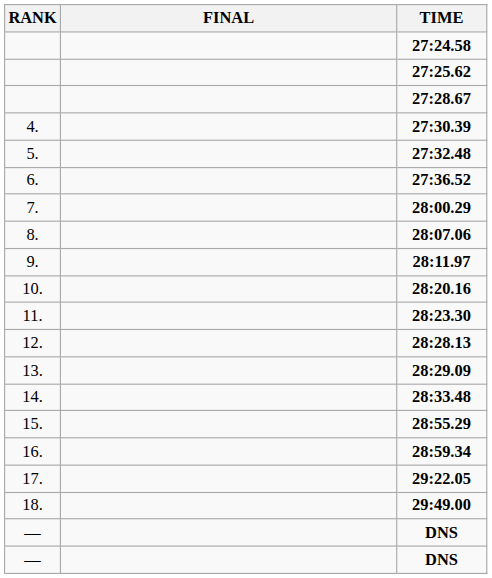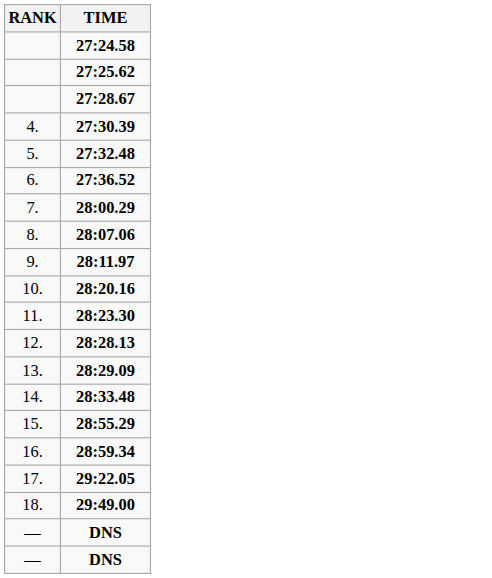- column: (229, 18)
